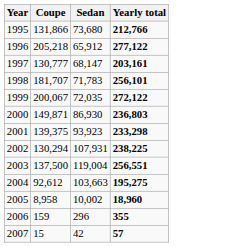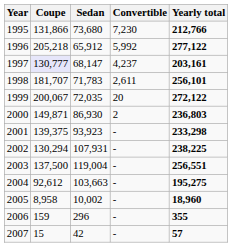+ column: (140, 13)
(51, 64) no background -> (51, 64) lavender background
